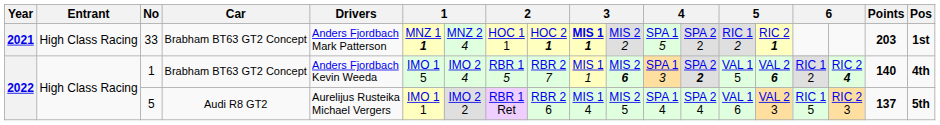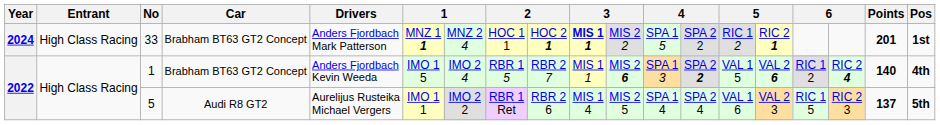(21, 40) 2021 -> (21, 40) 2024
(886, 40) 203 -> (886, 40) 201
